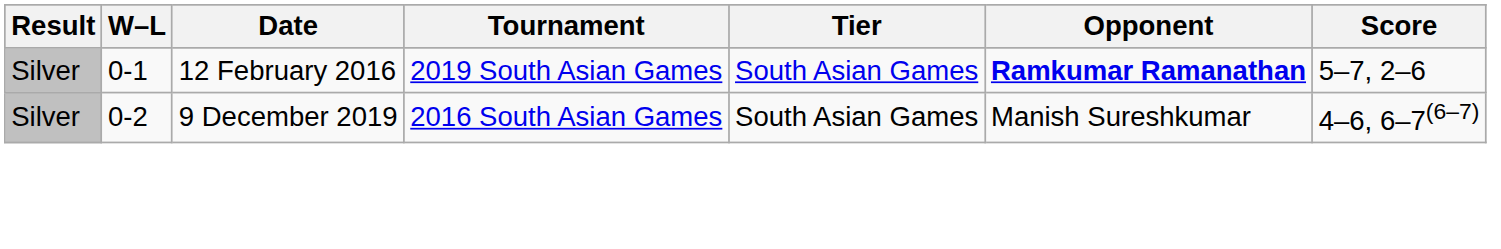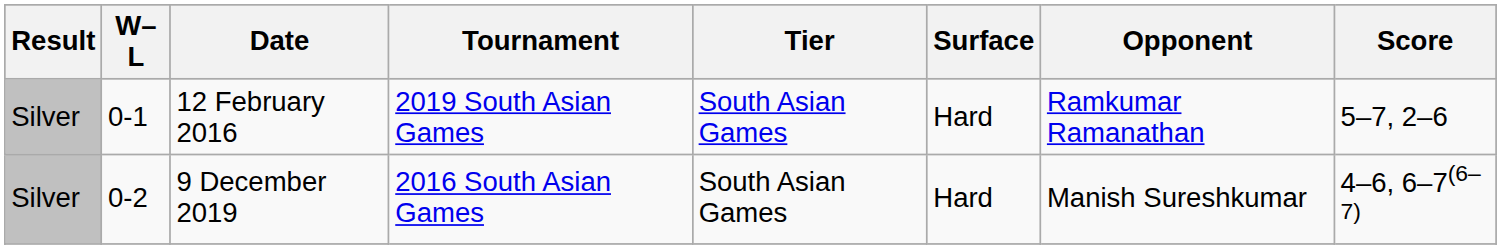+ column: (984, 41)
(1148, 69) bold -> (1126, 116) normal
